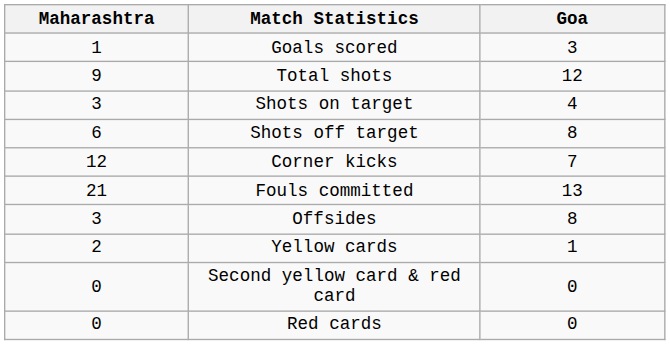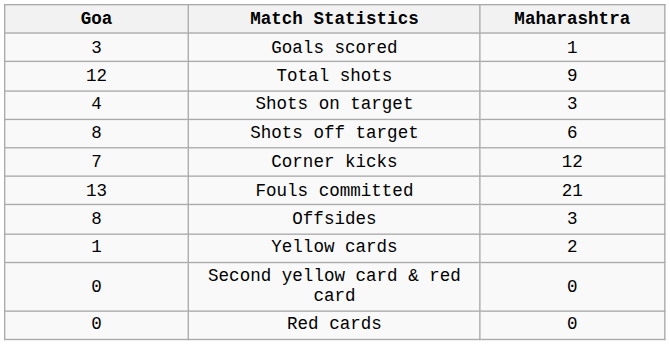columns swapped: (97, 19) <-> (572, 19)
